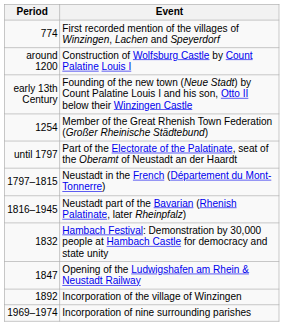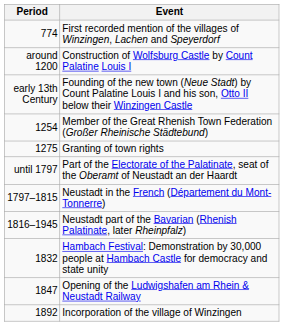+ row: (113, 149)
- row: (157, 313)
